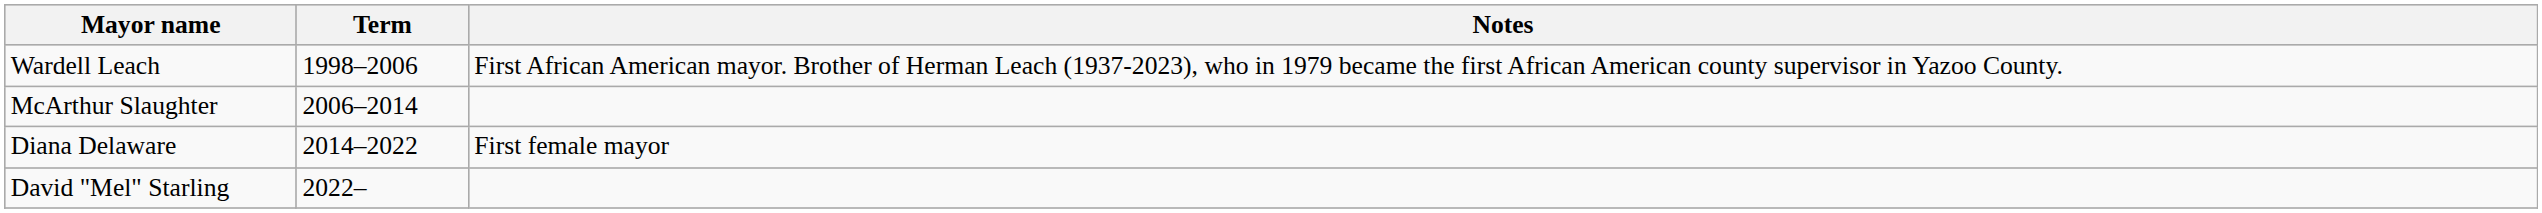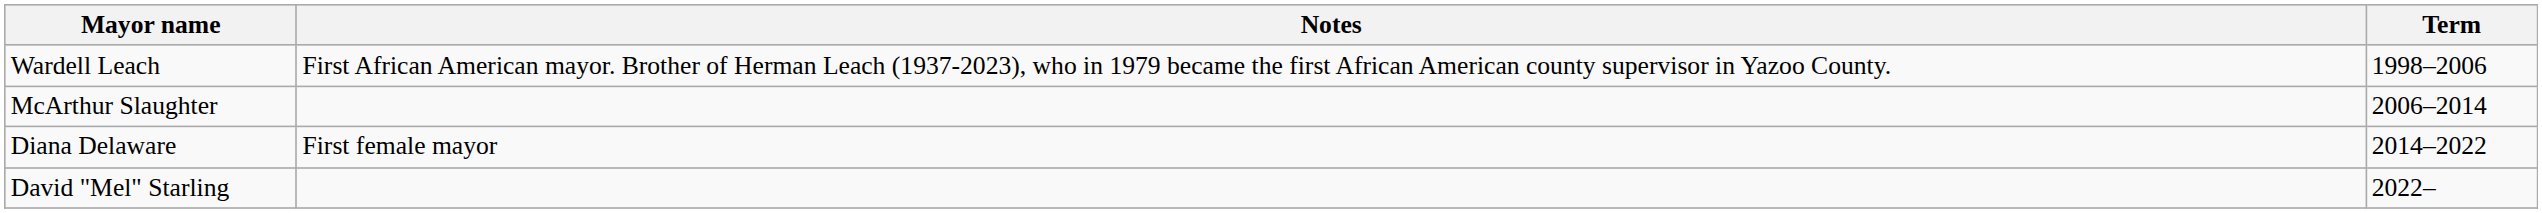columns swapped: (382, 24) <-> (1503, 24)
